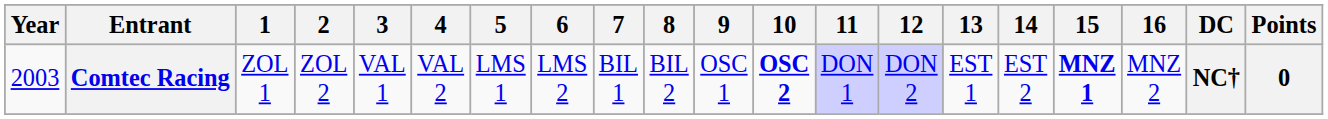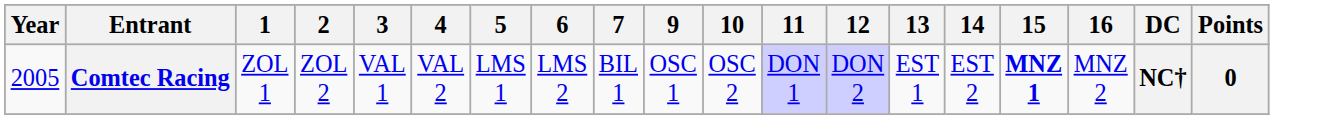- column: (669, 24)
(35, 78) 2003 -> (35, 78) 2005
(784, 78) bold -> (732, 78) normal
